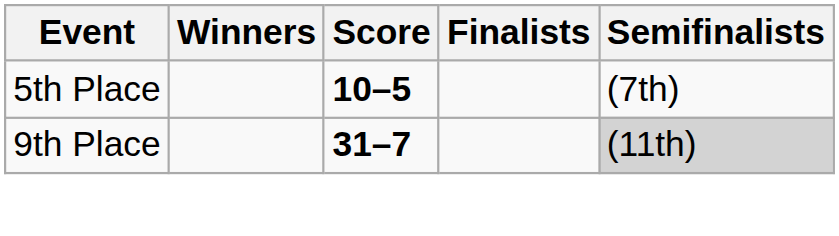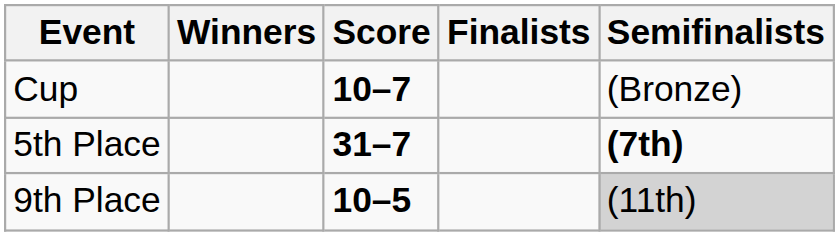+ row: (46, 88)
(372, 88) 10–5 -> (372, 144) 31–7
(643, 88) normal -> (645, 144) bold
(372, 144) 31–7 -> (372, 200) 10–5
